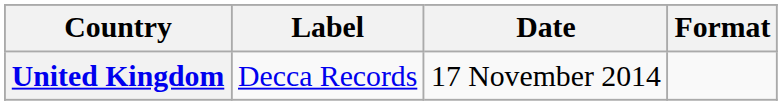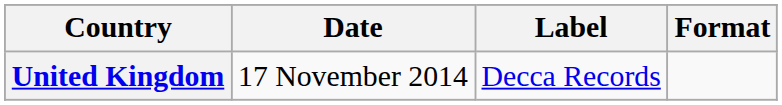columns swapped: (546, 28) <-> (328, 28)
